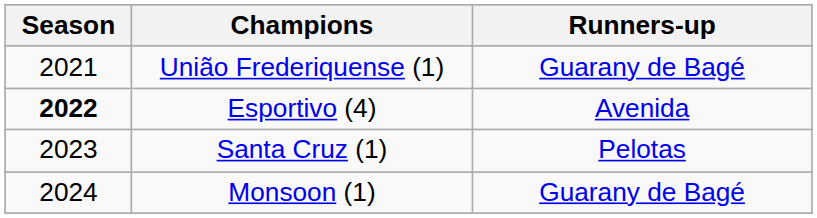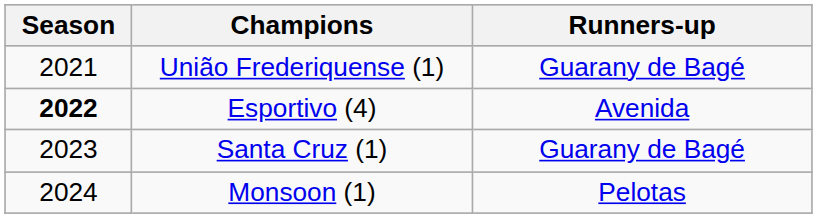(642, 150) Pelotas -> (642, 150) Guarany de Bagé
(642, 191) Guarany de Bagé -> (642, 191) Pelotas
